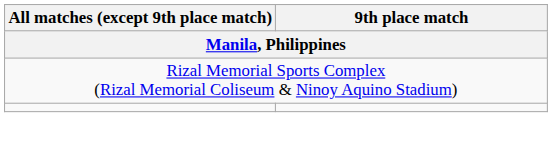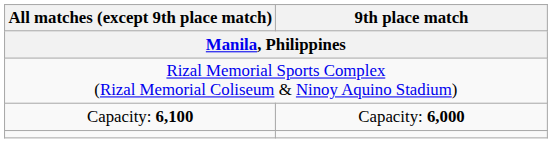+ row: (140, 116)
